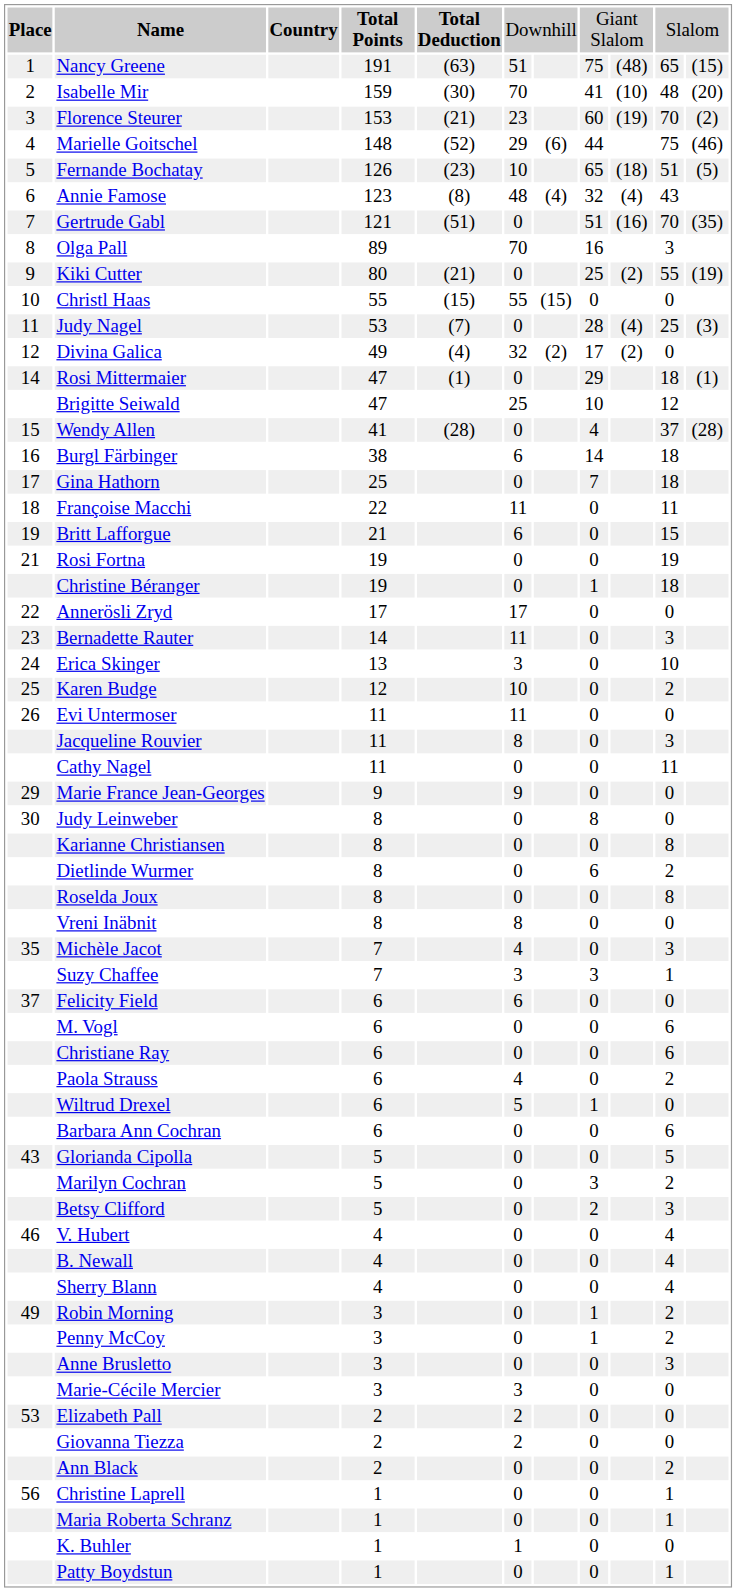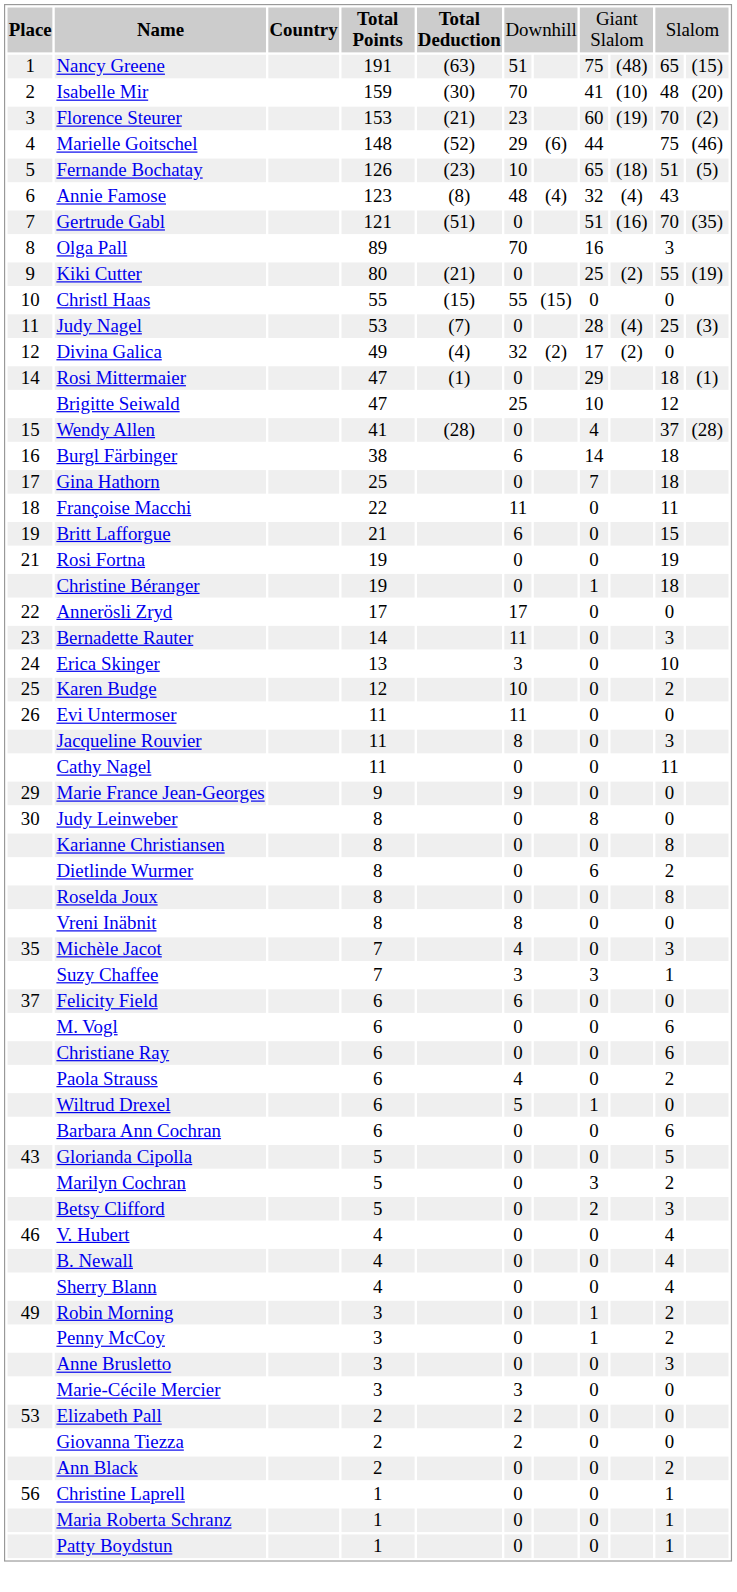- row: (94, 1546)
